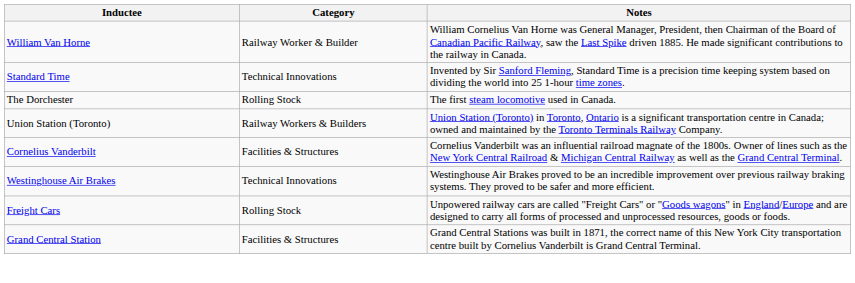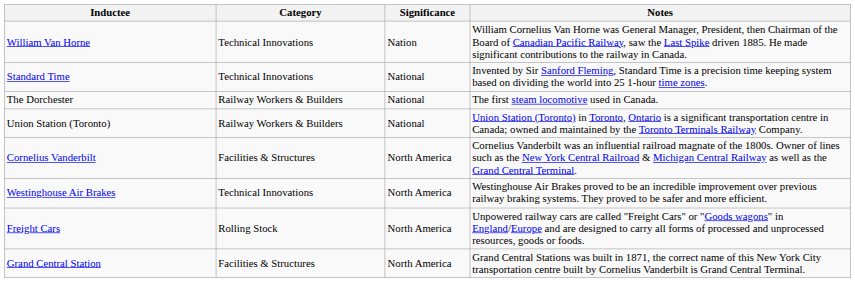+ column: (427, 13)
(300, 42) Railway Worker & Builder -> (266, 42) Technical Innovations
(271, 100) Rolling Stock -> (281, 100) Railway Workers & Builders
